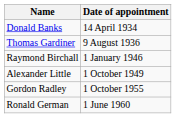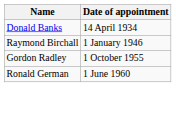- row: (41, 43)
- row: (39, 74)
